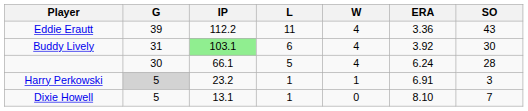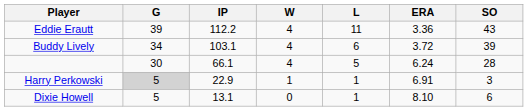columns swapped: (356, 13) <-> (290, 13)
(156, 47) 31 -> (156, 47) 34
(223, 47) lightgreen background -> (223, 47) no background
(423, 47) 3.92 -> (423, 47) 3.72
(490, 47) 30 -> (490, 47) 39
(223, 81) 23.2 -> (223, 81) 22.9
(490, 98) 7 -> (490, 98) 6
